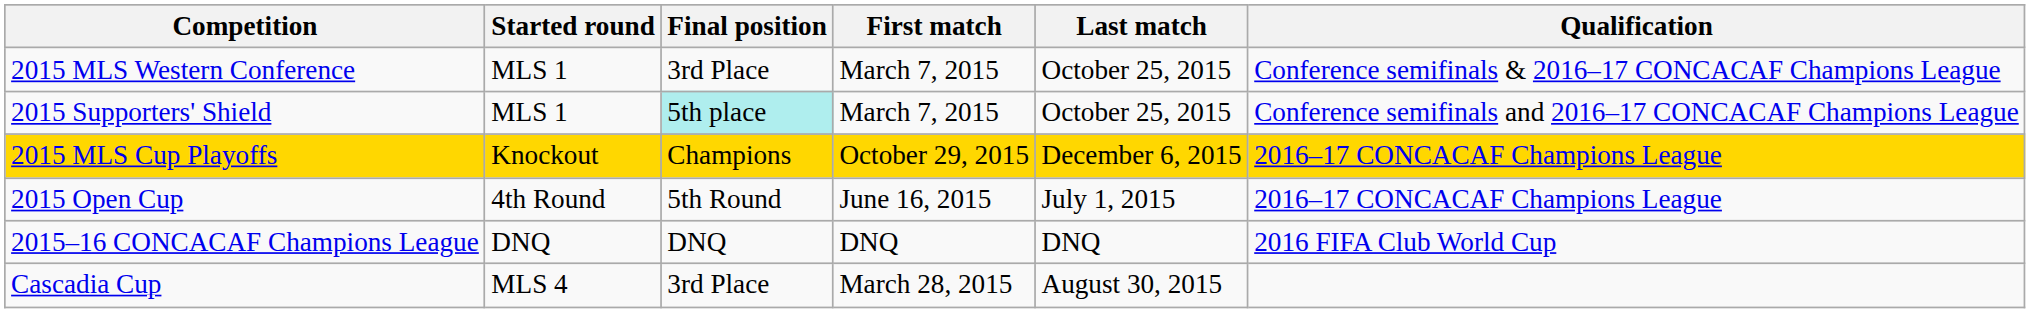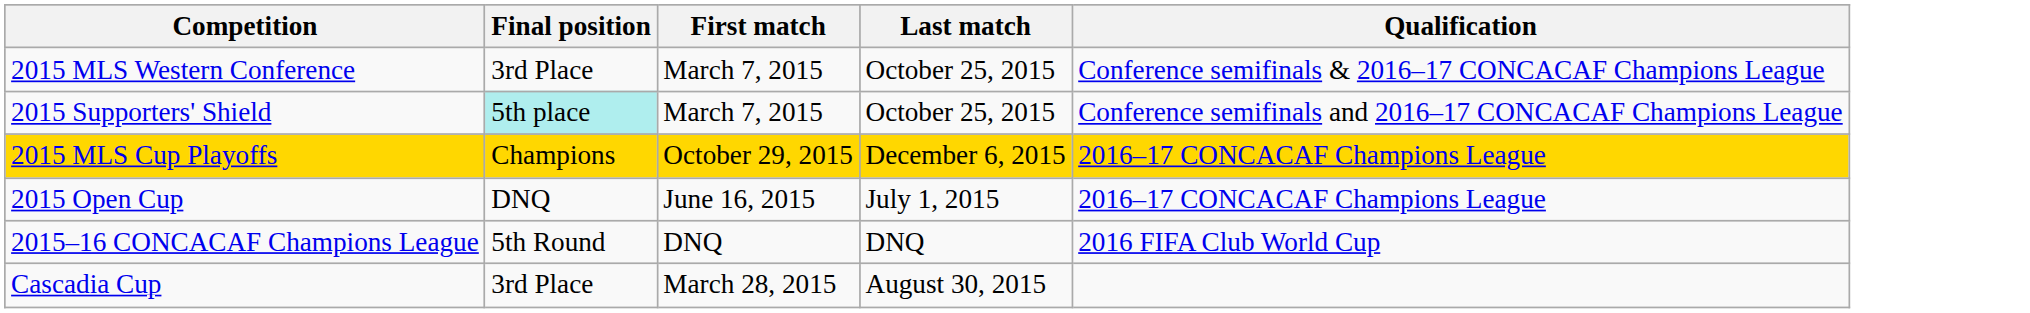- column: (573, 26)
(724, 198) 5th Round -> (521, 198) DNQ
(697, 241) DNQ -> (548, 241) 5th Round
